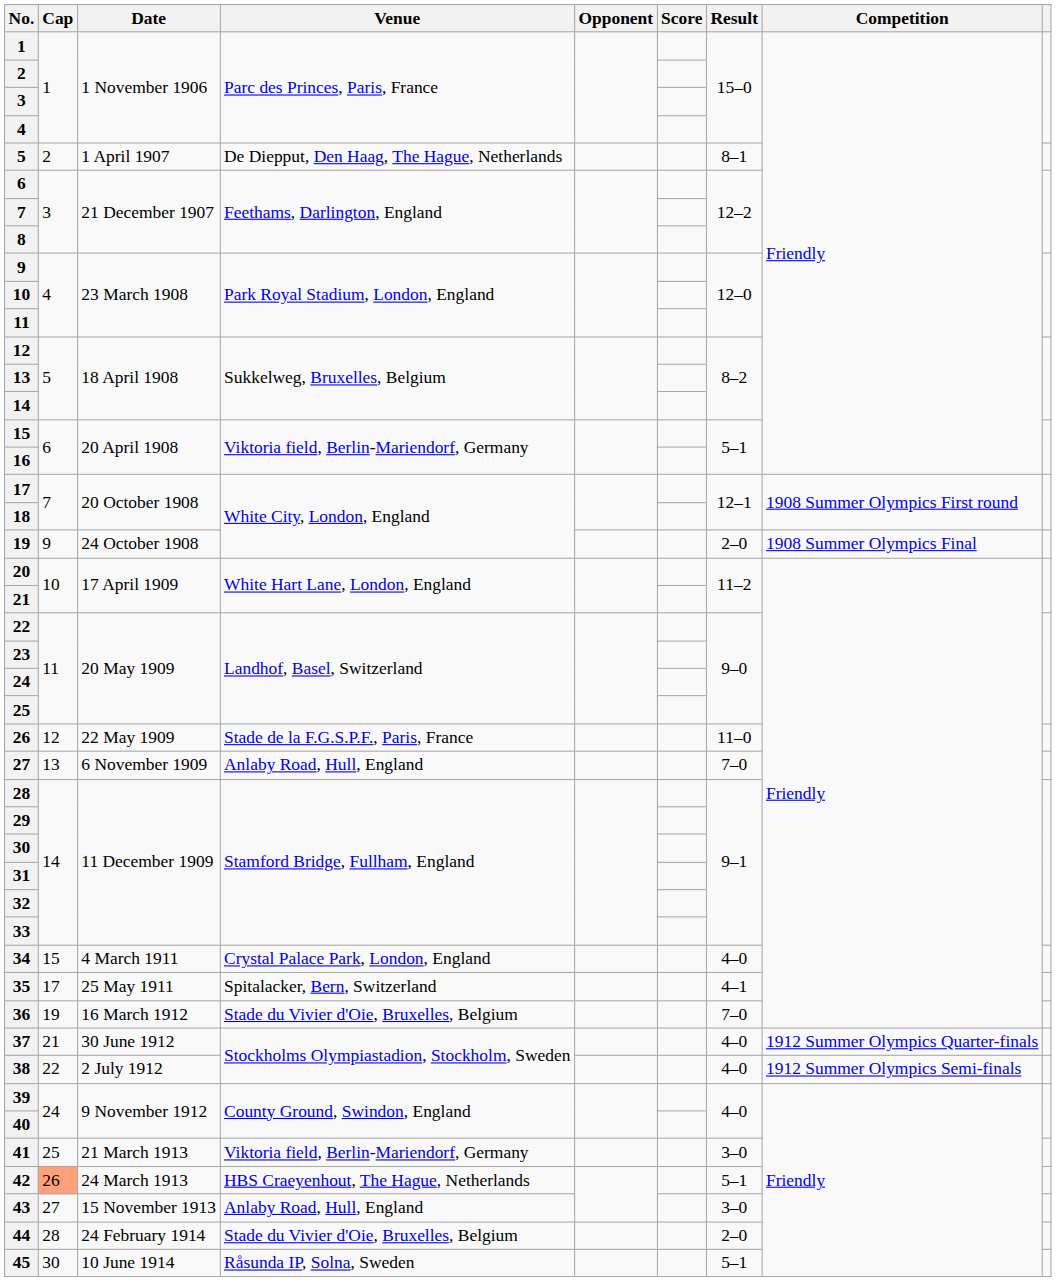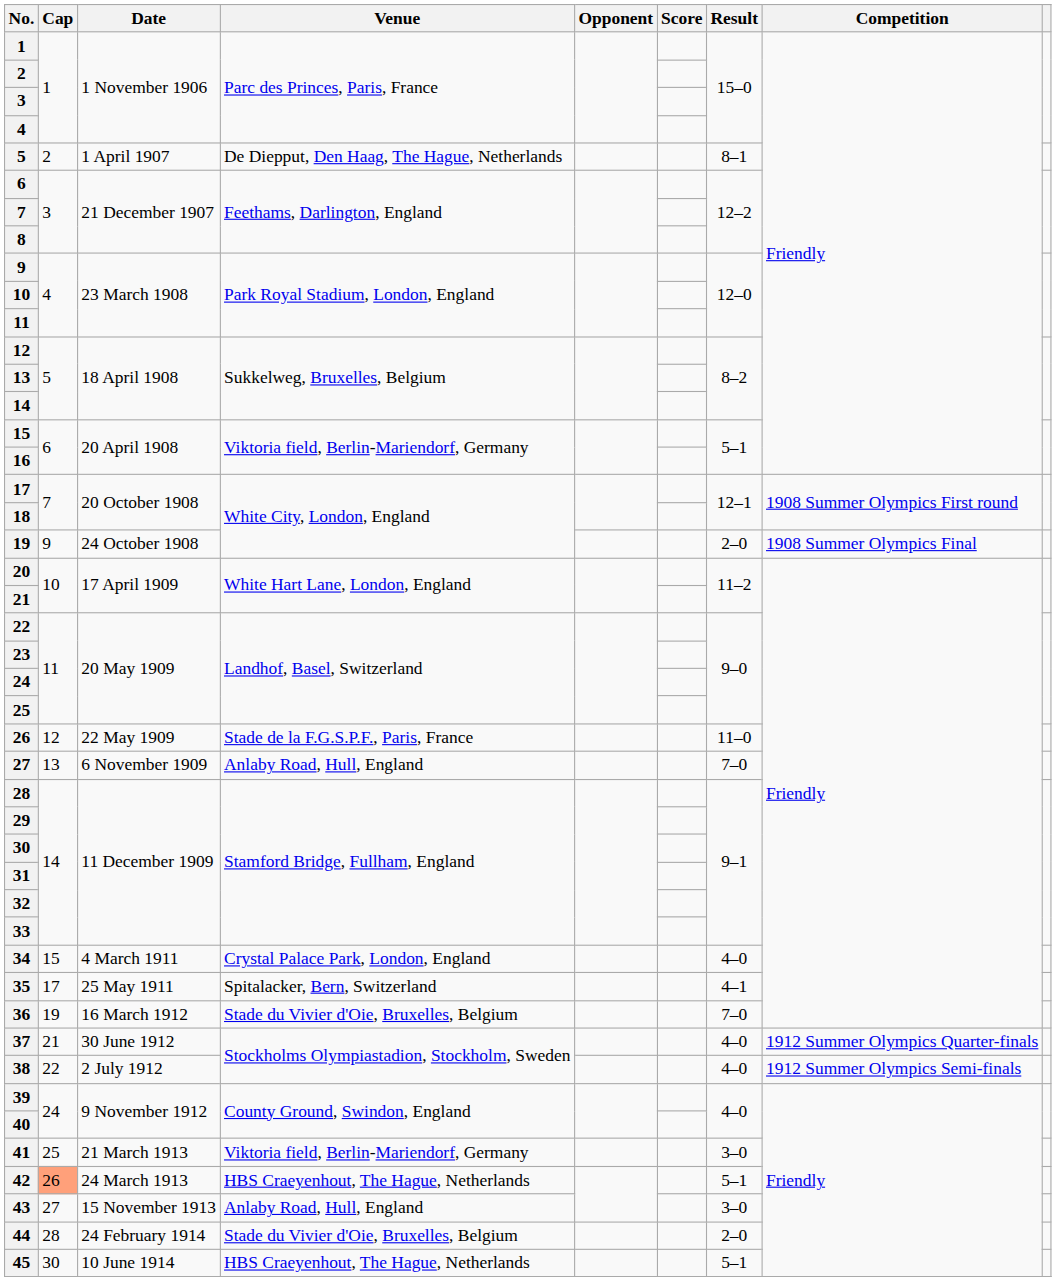(319, 1262) Råsunda IP, Solna, Sweden -> (377, 1262) HBS Craeyenhout, The Hague, Netherlands
